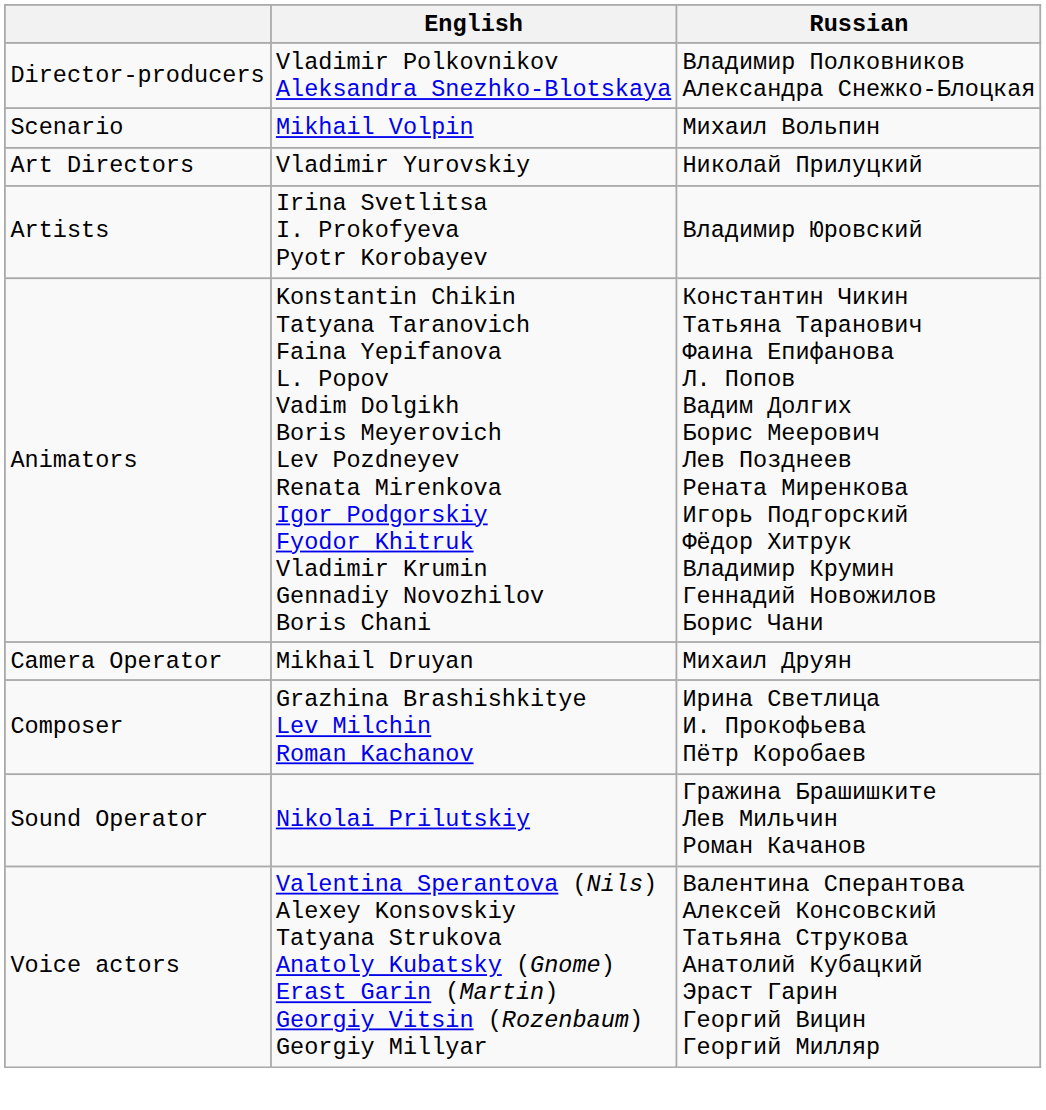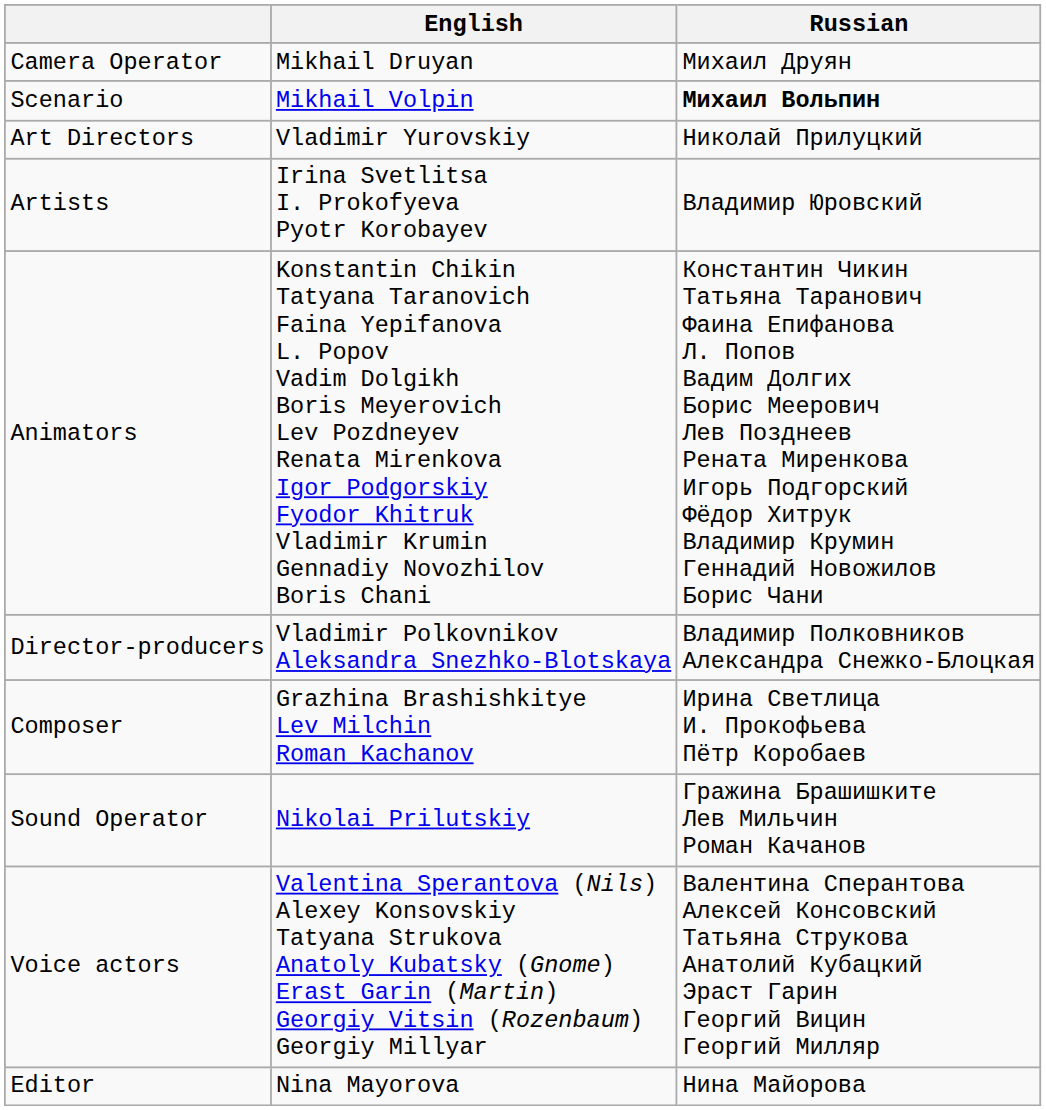rows swapped: (138, 76) <-> (116, 661)
(781, 128) normal -> (781, 101) bold
+ row: (53, 1086)
